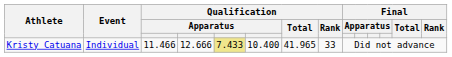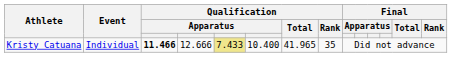(160, 45) normal -> (160, 45) bold
(330, 45) 33 -> (330, 45) 35
